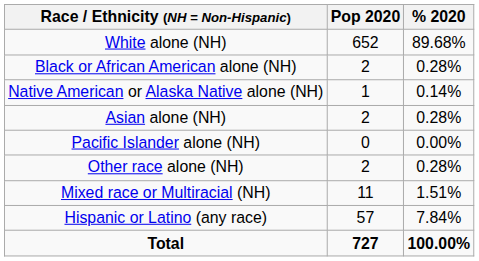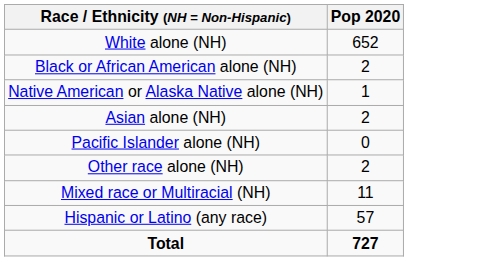- column: (439, 17)
